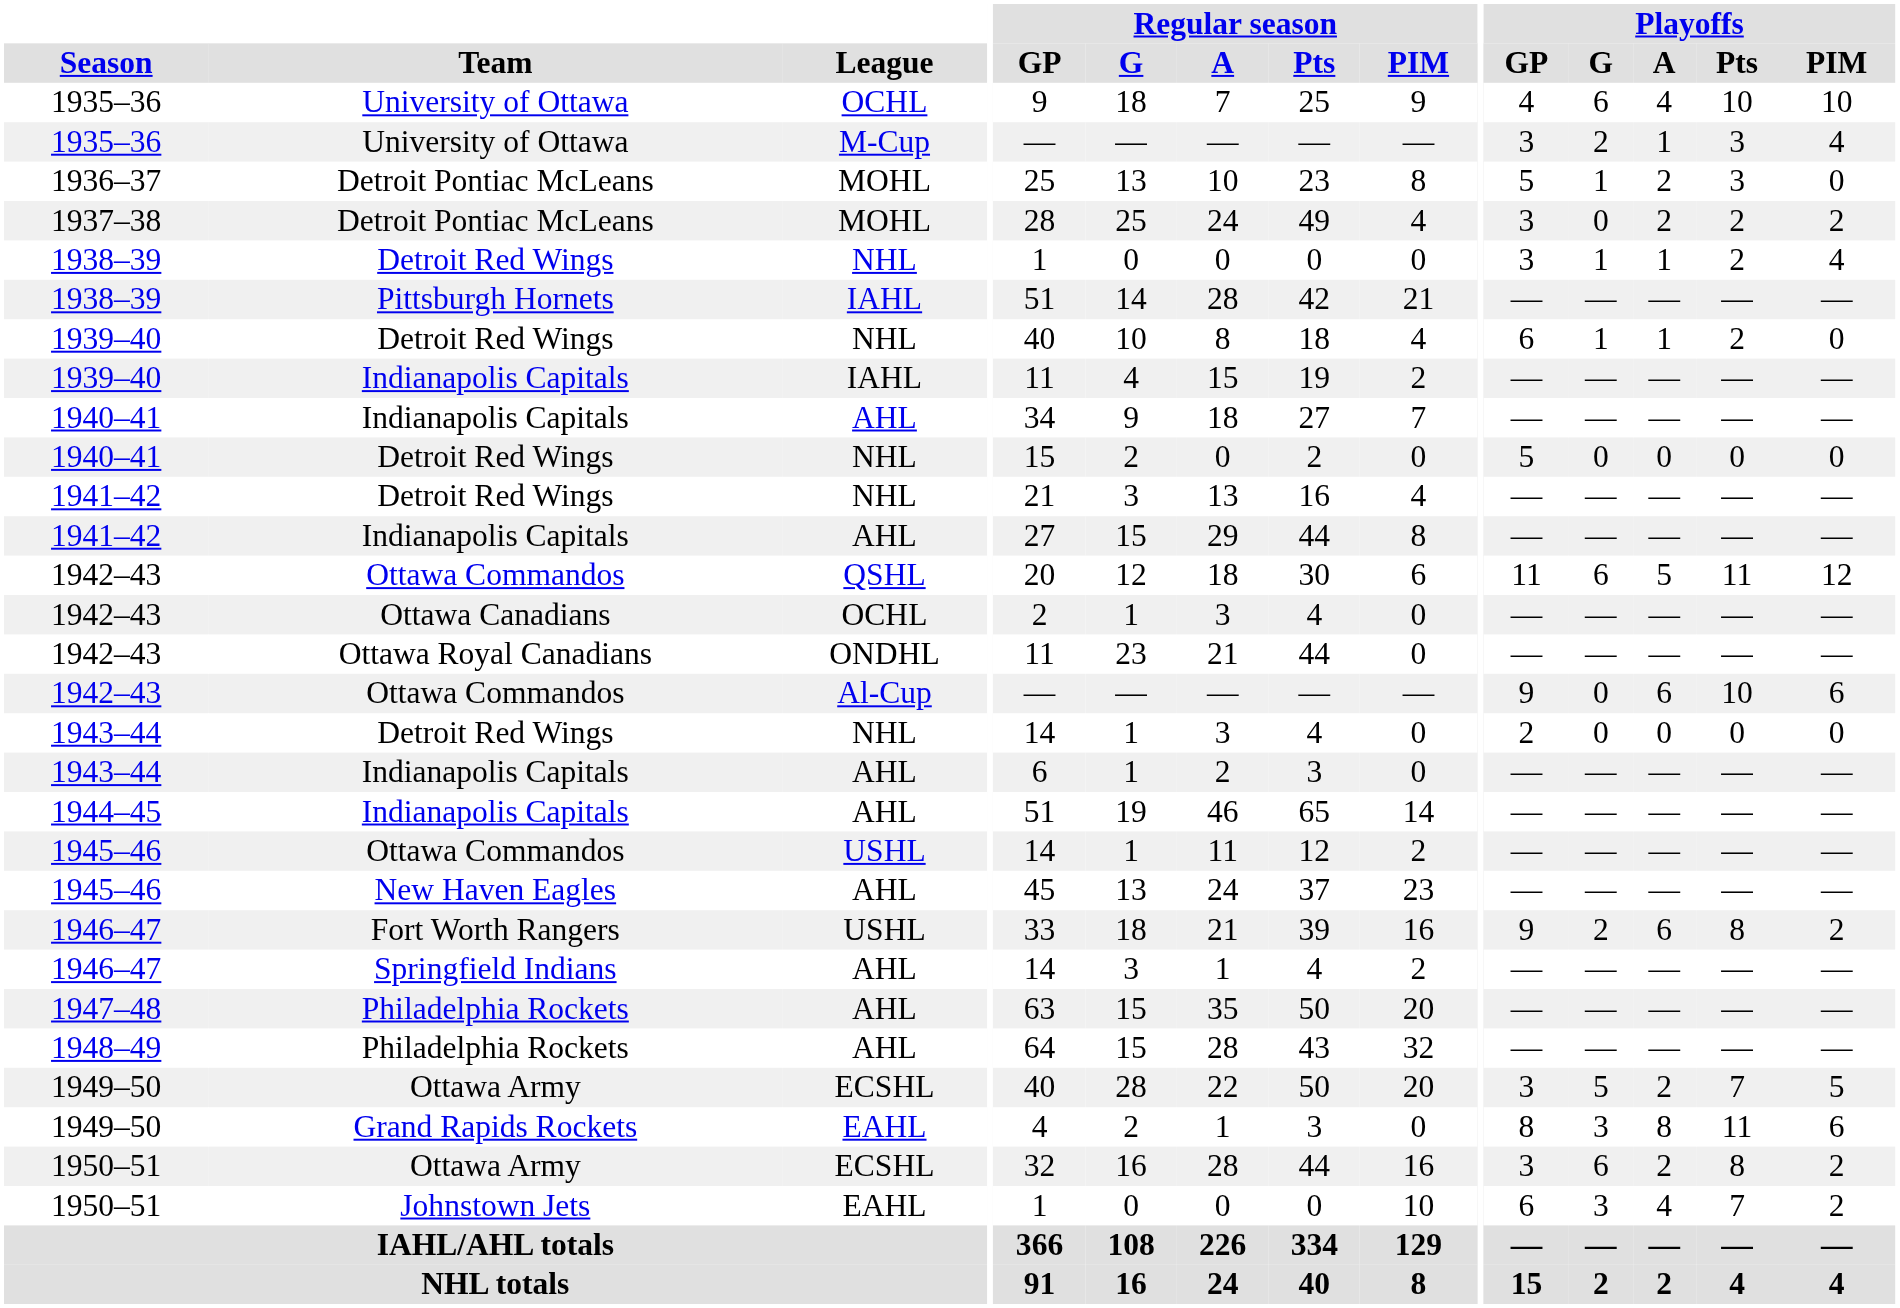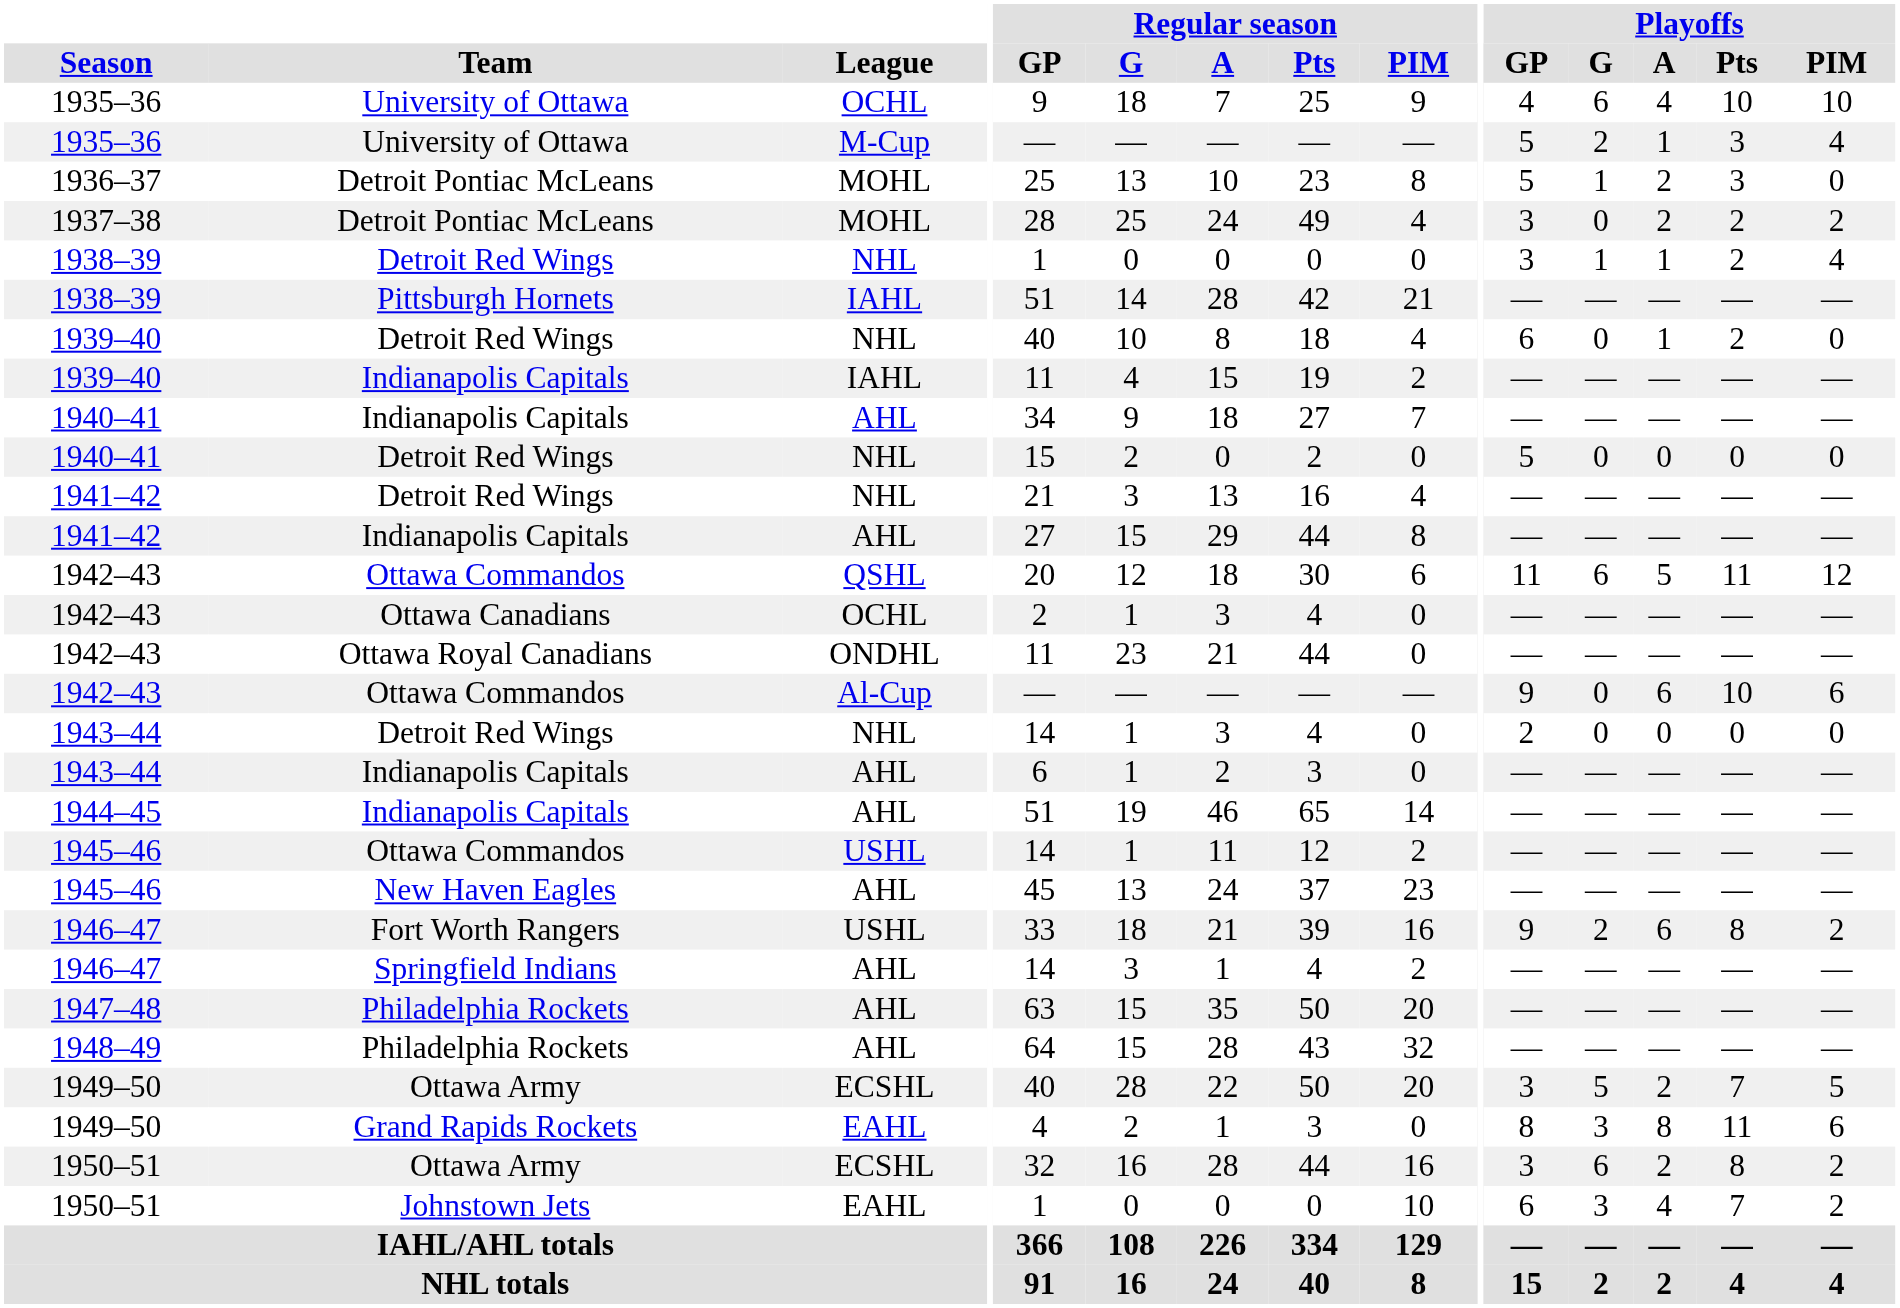(1526, 141) 3 -> (1526, 141) 5
(1601, 338) 1 -> (1601, 338) 0
